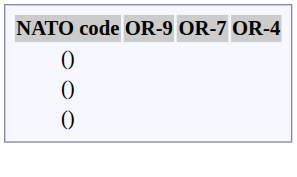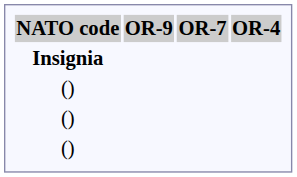+ row: (68, 58)
